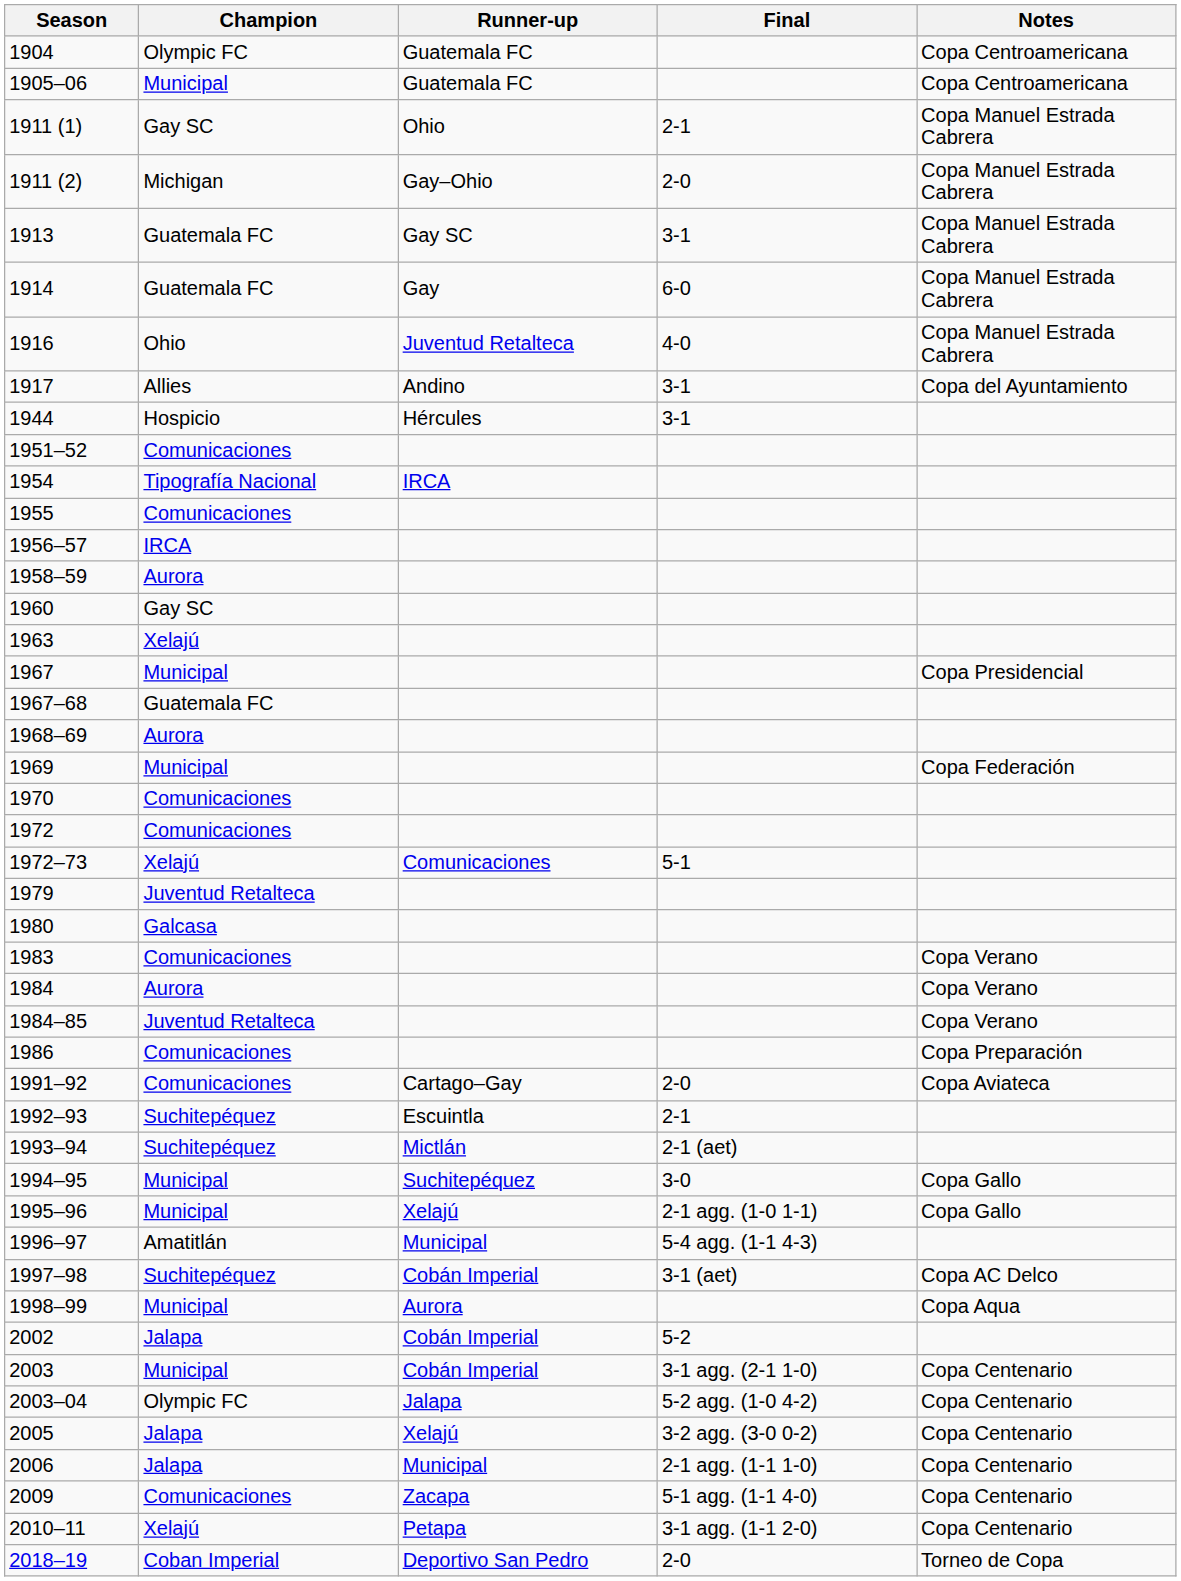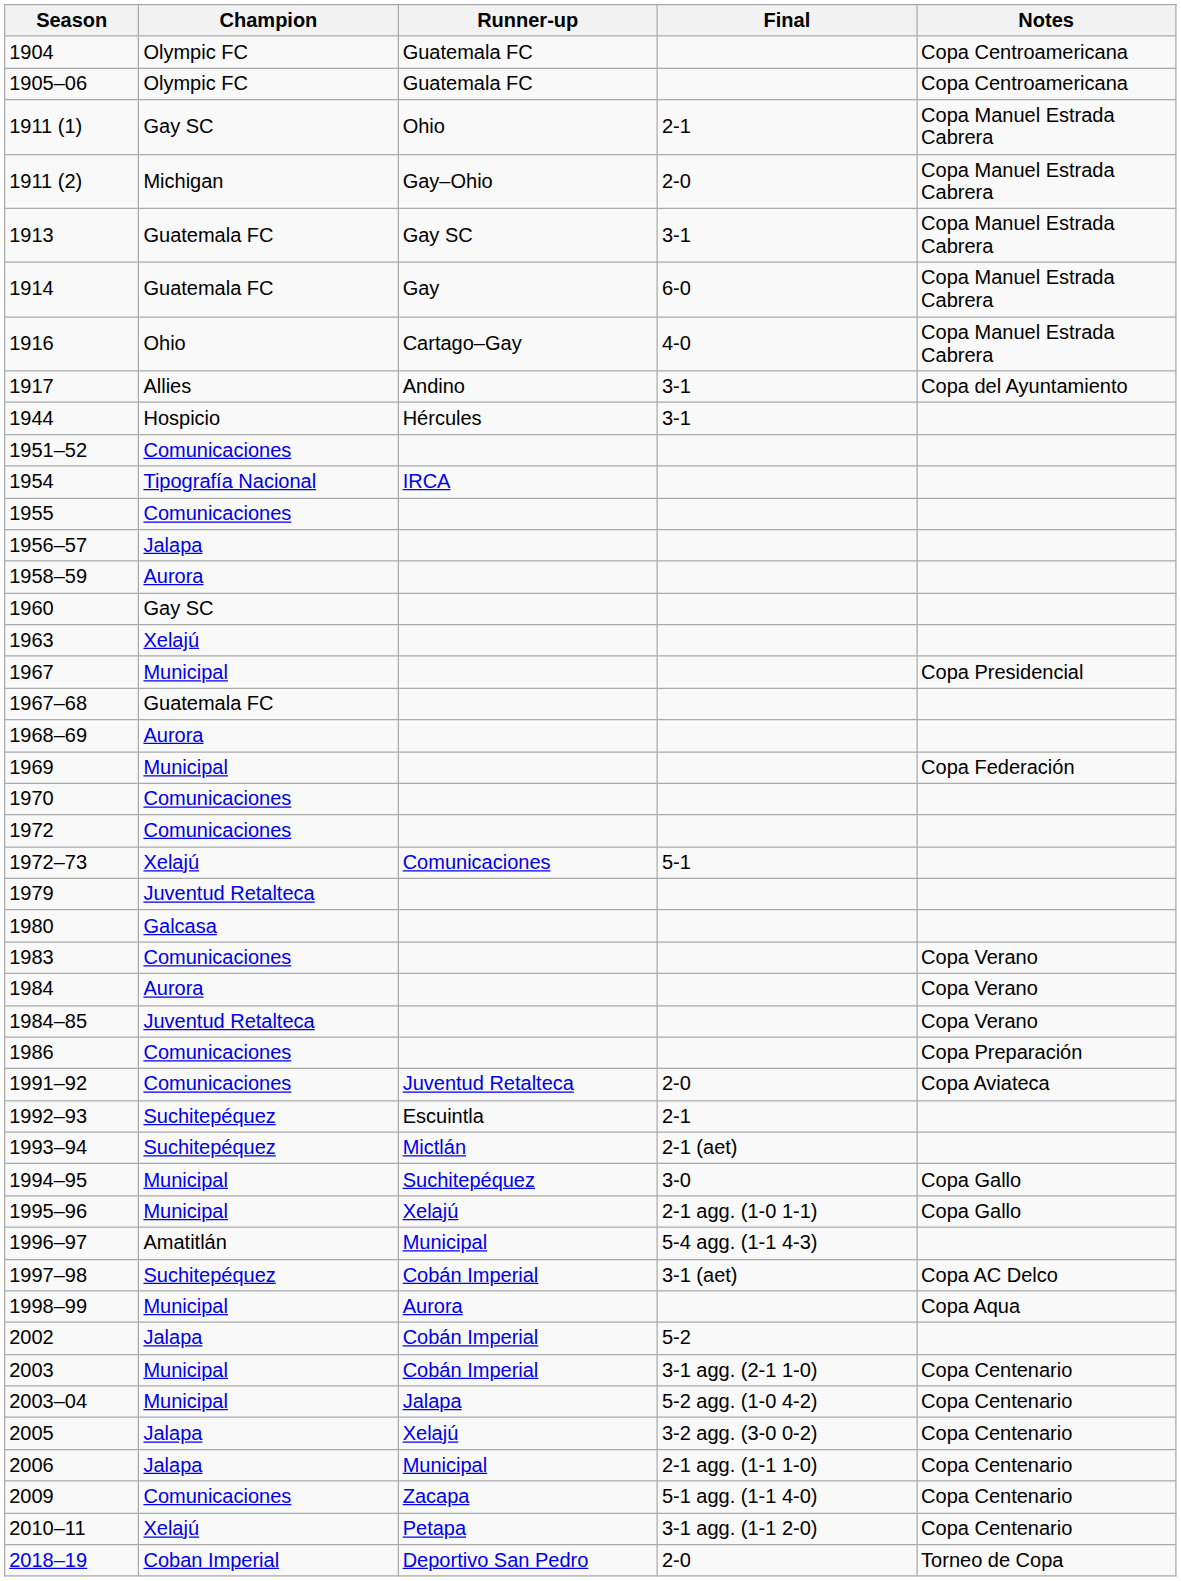(186, 83) Municipal -> (196, 83) Olympic FC
(488, 343) Juventud Retalteca -> (462, 343) Cartago–Gay
(167, 545) IRCA -> (173, 545) Jalapa
(462, 1084) Cartago–Gay -> (488, 1084) Juventud Retalteca
(196, 1401) Olympic FC -> (186, 1401) Municipal
